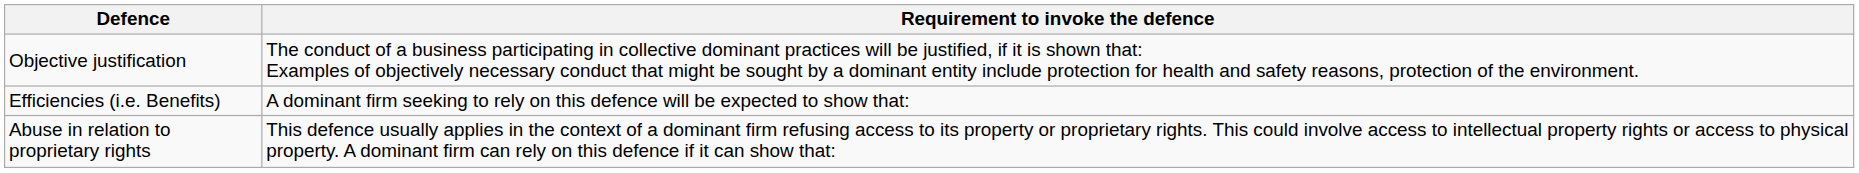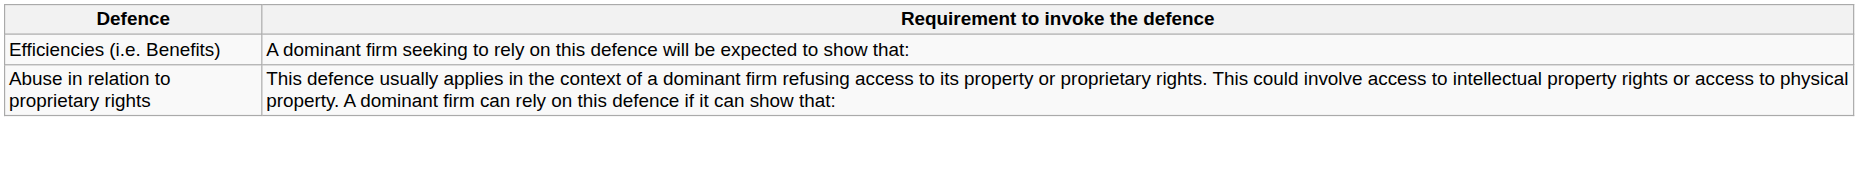- row: (98, 60)
